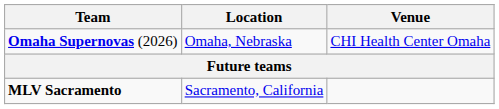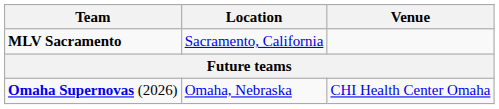rows swapped: (65, 90) <-> (93, 41)
